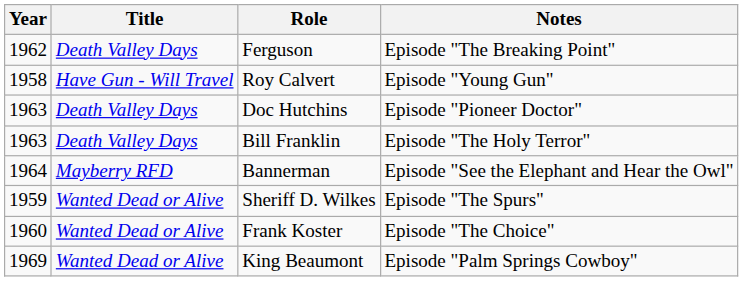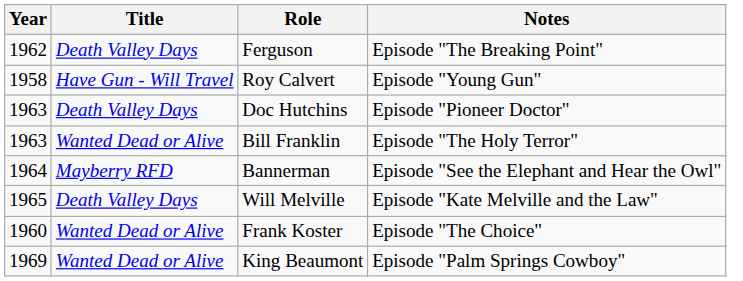(127, 140) Death Valley Days -> (140, 140) Wanted Dead or Alive
+ row: (293, 200)
- row: (309, 200)
